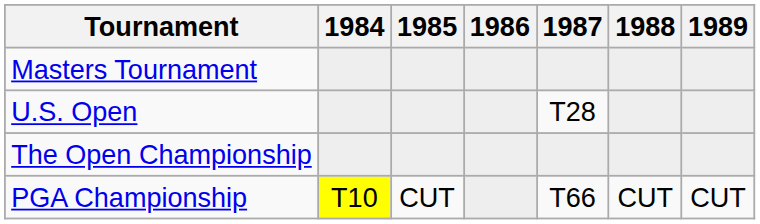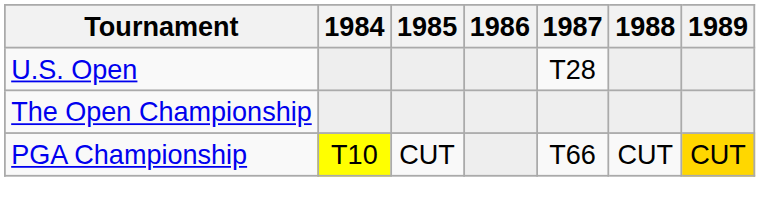- row: (134, 69)
(718, 198) no background -> (718, 155) gold background
